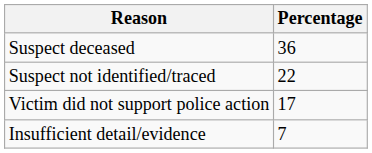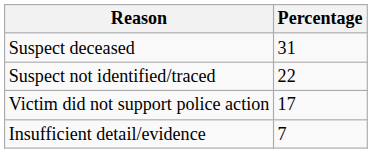(287, 47) 36 -> (287, 47) 31
